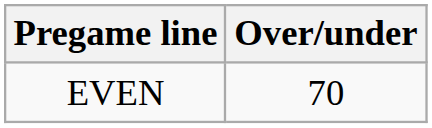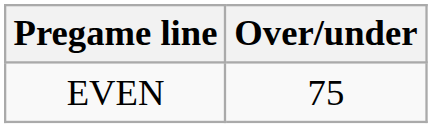(326, 91) 70 -> (326, 91) 75
